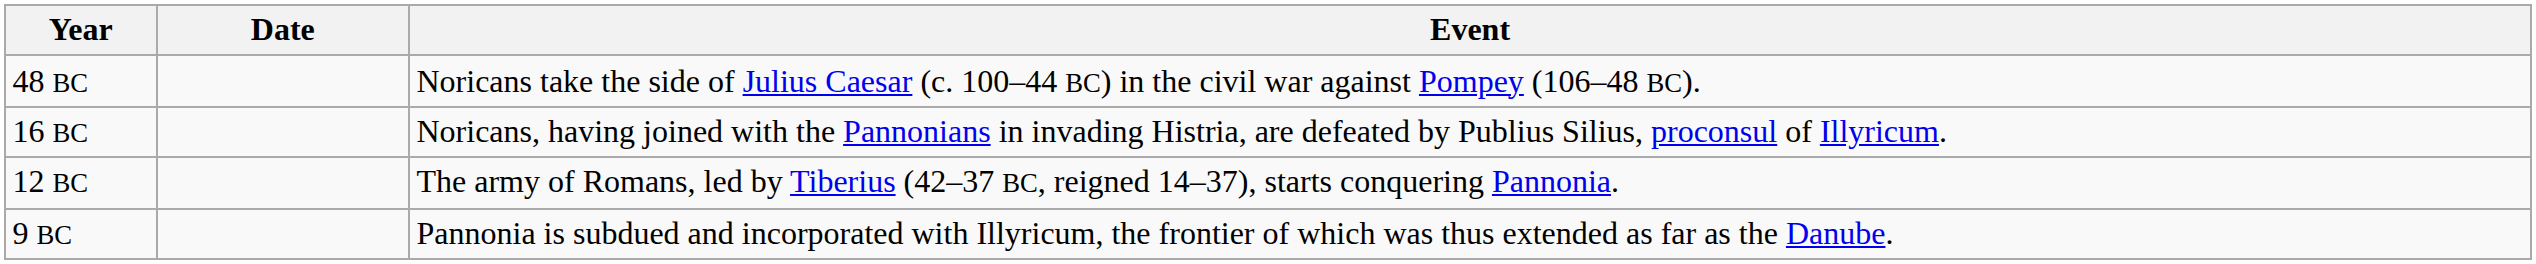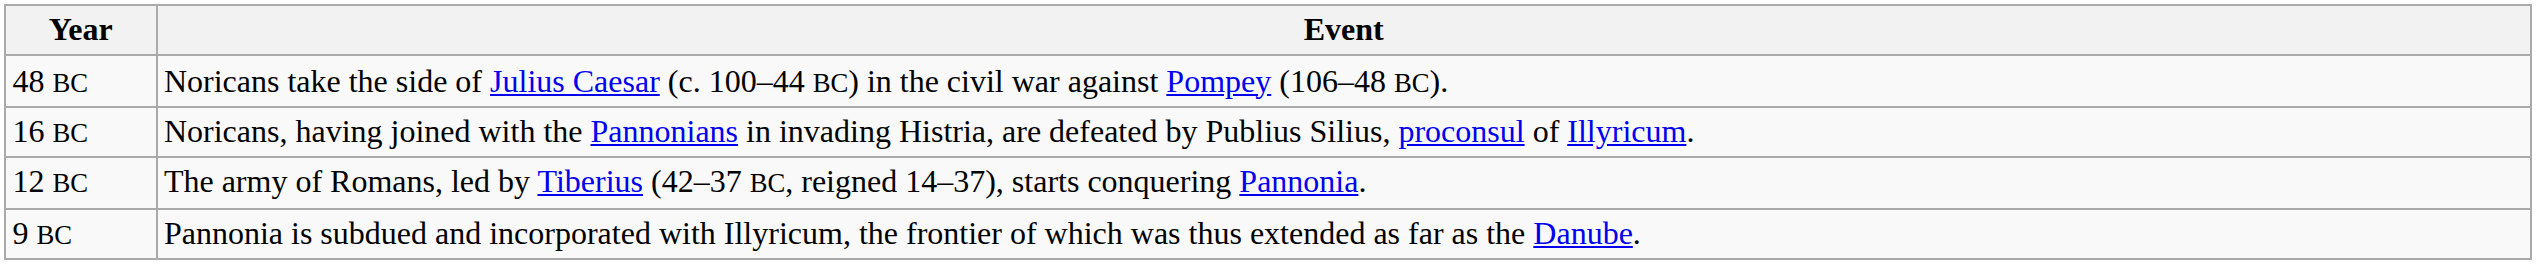- column: (283, 29)
